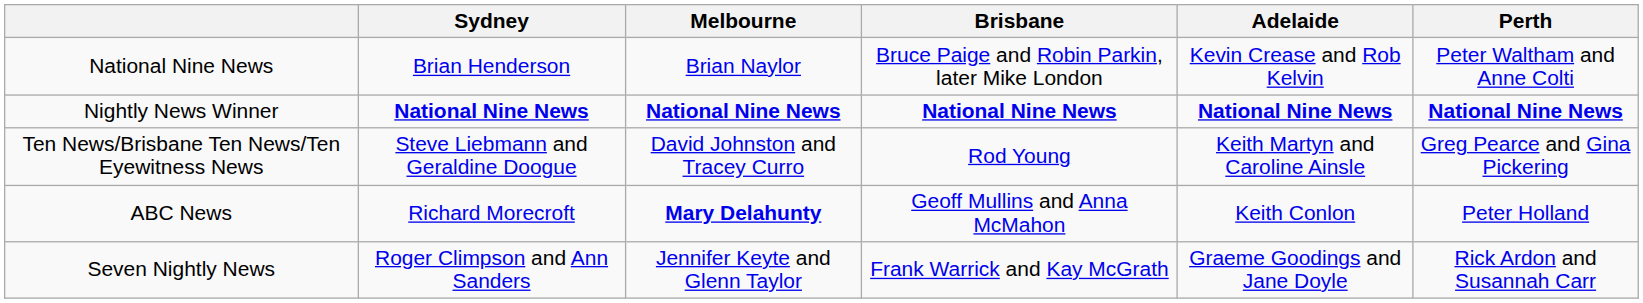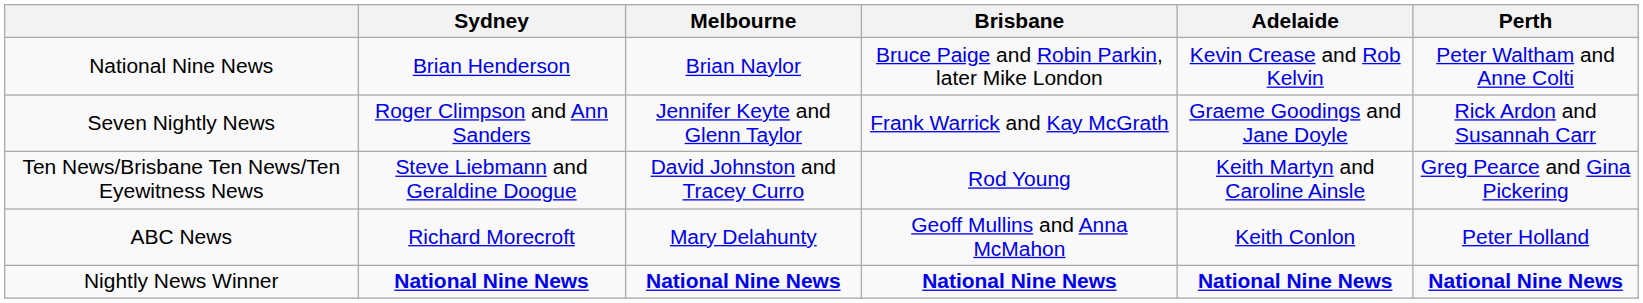rows swapped: (181, 269) <-> (181, 111)
(743, 213) bold -> (743, 236) normal
